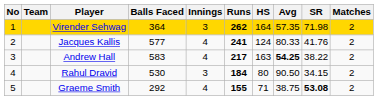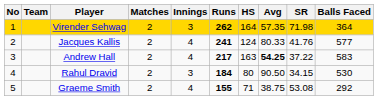columns swapped: (352, 12) <-> (157, 12)
(316, 57) 38.22 -> (301, 57) 37.22
(316, 88) bold -> (301, 88) normal
